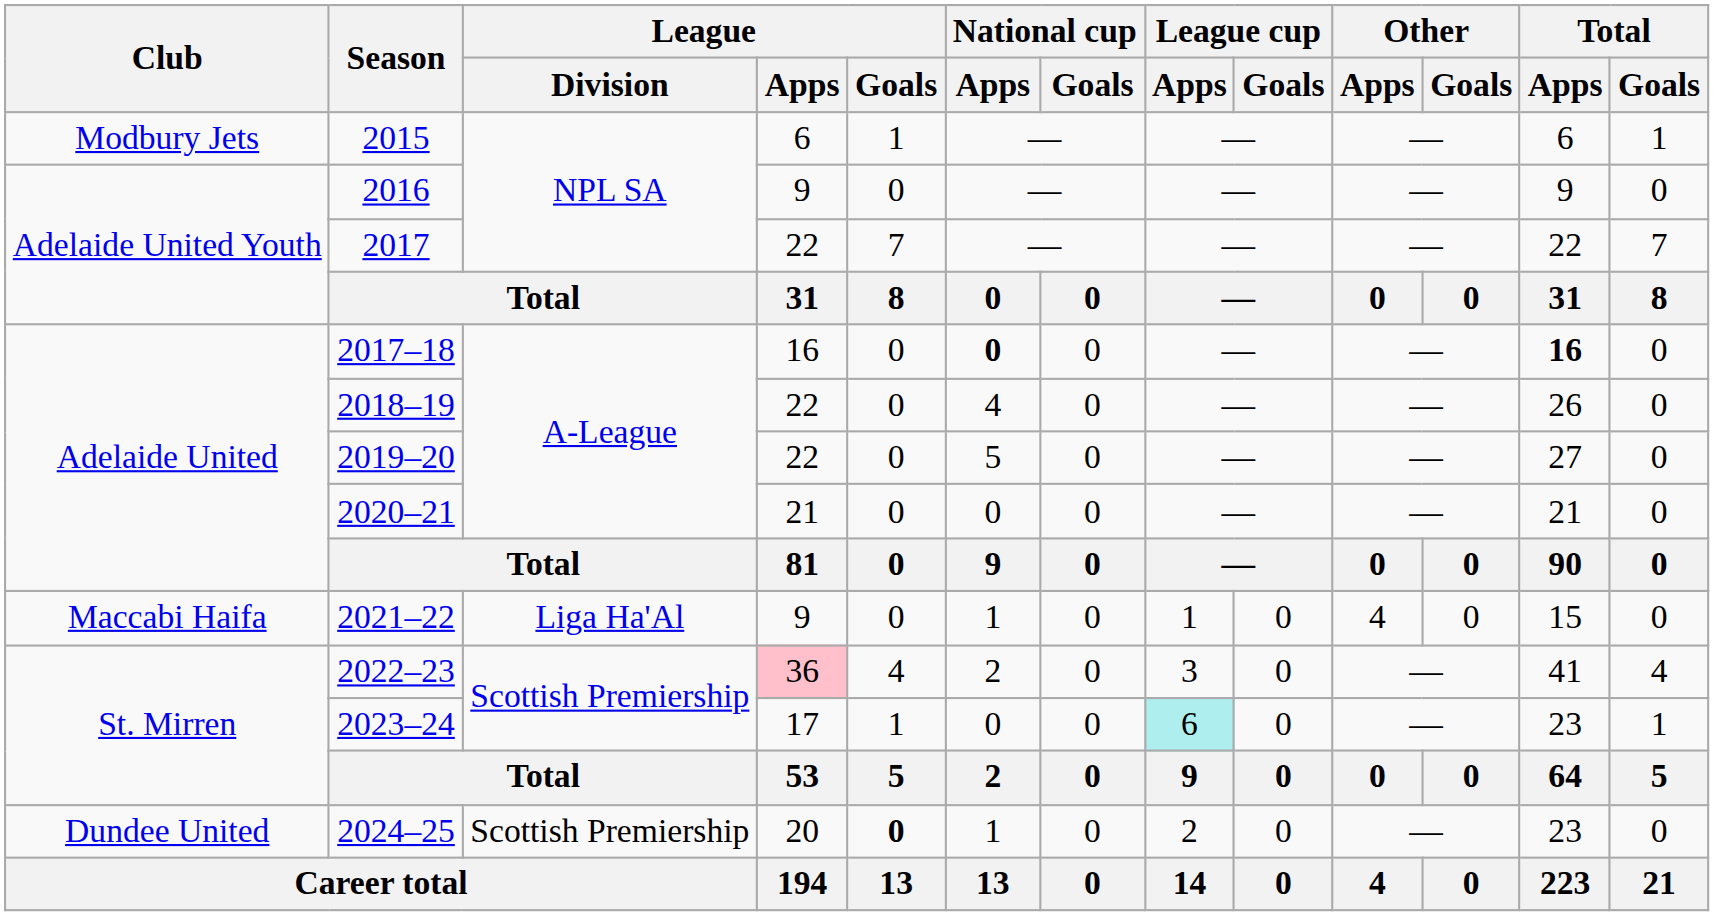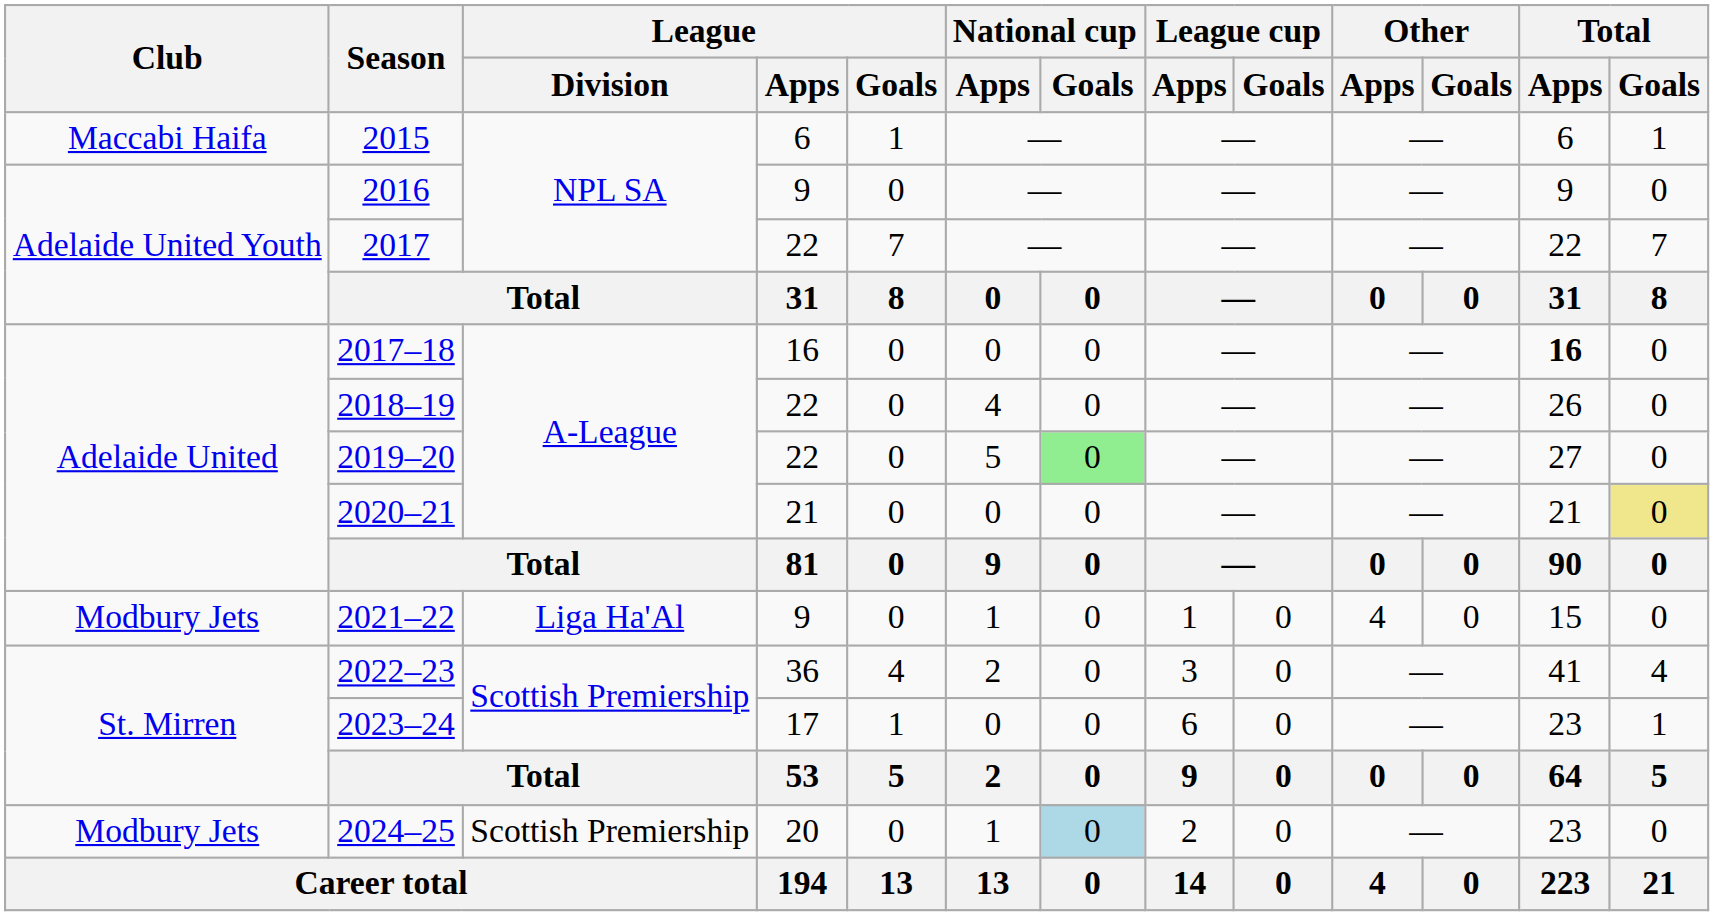(167, 137) Modbury Jets -> (167, 137) Maccabi Haifa
(993, 350) bold -> (993, 350) normal
(1093, 457) no background -> (1093, 457) lightgreen background
(1659, 510) no background -> (1659, 510) khaki background
(167, 617) Maccabi Haifa -> (167, 617) Modbury Jets
(802, 670) pink background -> (802, 670) no background
(1189, 723) paleturquoise background -> (1189, 723) no background
(167, 830) Dundee United -> (167, 830) Modbury Jets
(896, 830) bold -> (896, 830) normal
(1093, 830) no background -> (1093, 830) lightblue background
